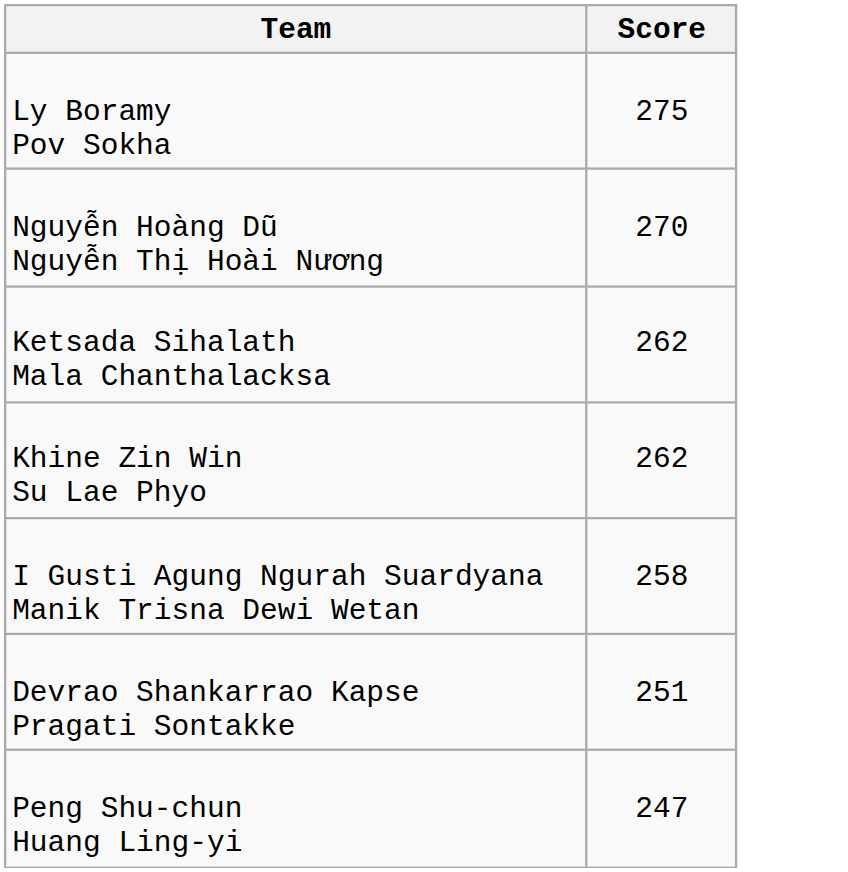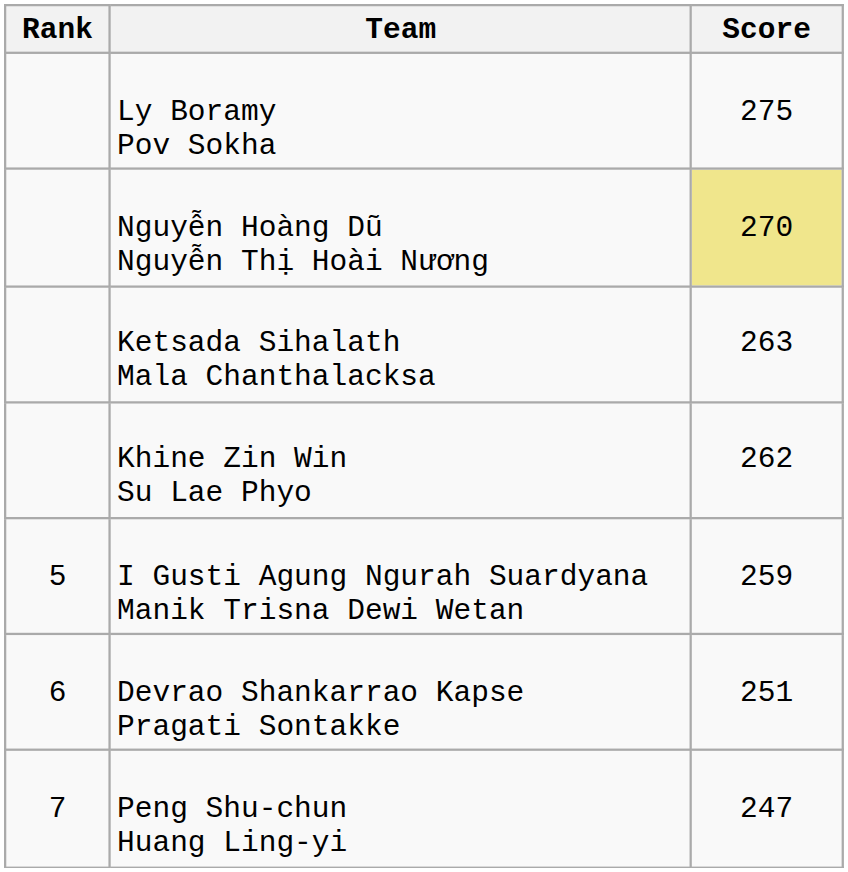+ column: (58, 29)
(662, 228) no background -> (767, 228) khaki background
(662, 344) 262 -> (767, 344) 263
(662, 576) 258 -> (767, 576) 259
